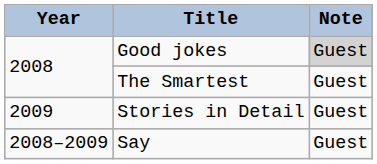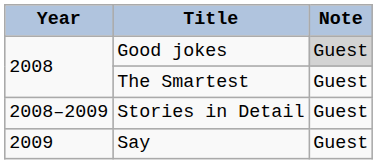(31, 112) 2009 -> (59, 112) 2008–2009
(59, 143) 2008–2009 -> (31, 143) 2009
